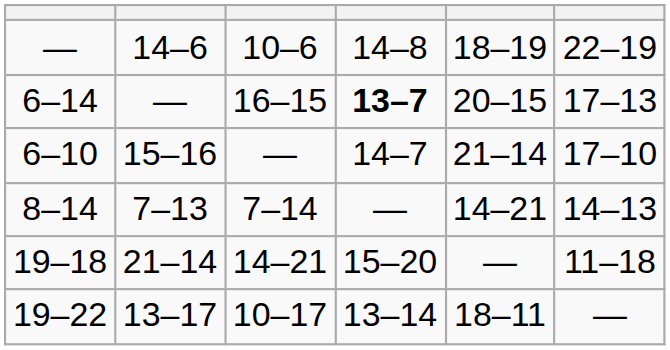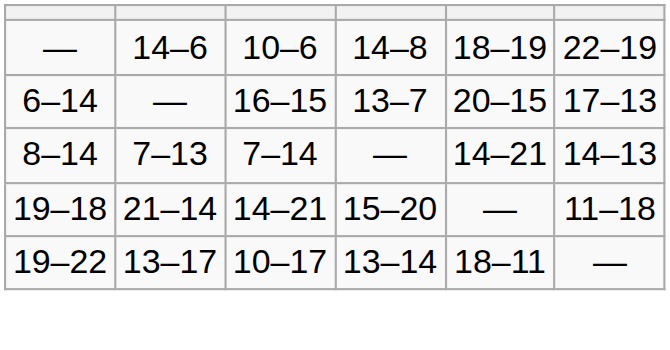(390, 100) bold -> (390, 100) normal
- row: (60, 154)
